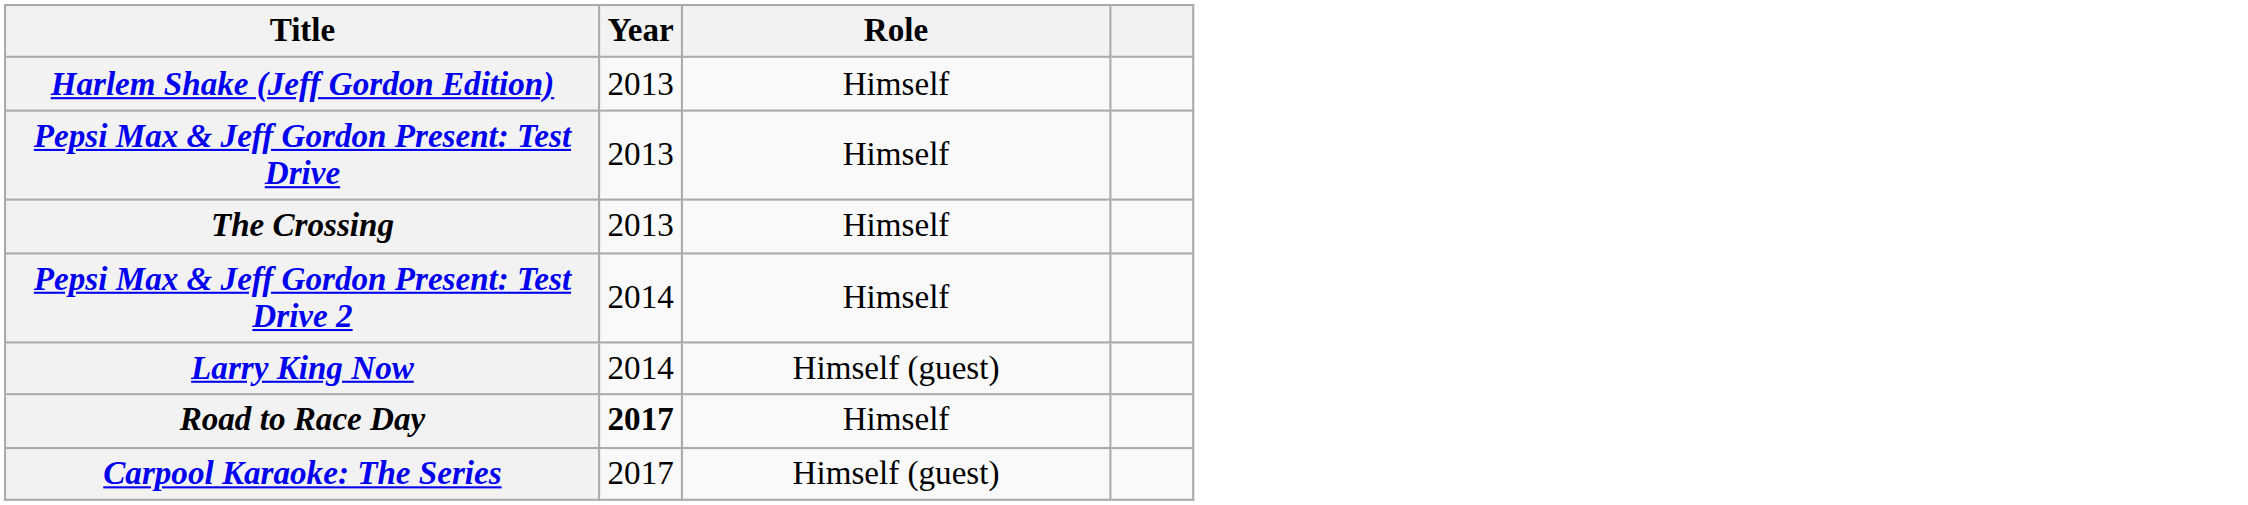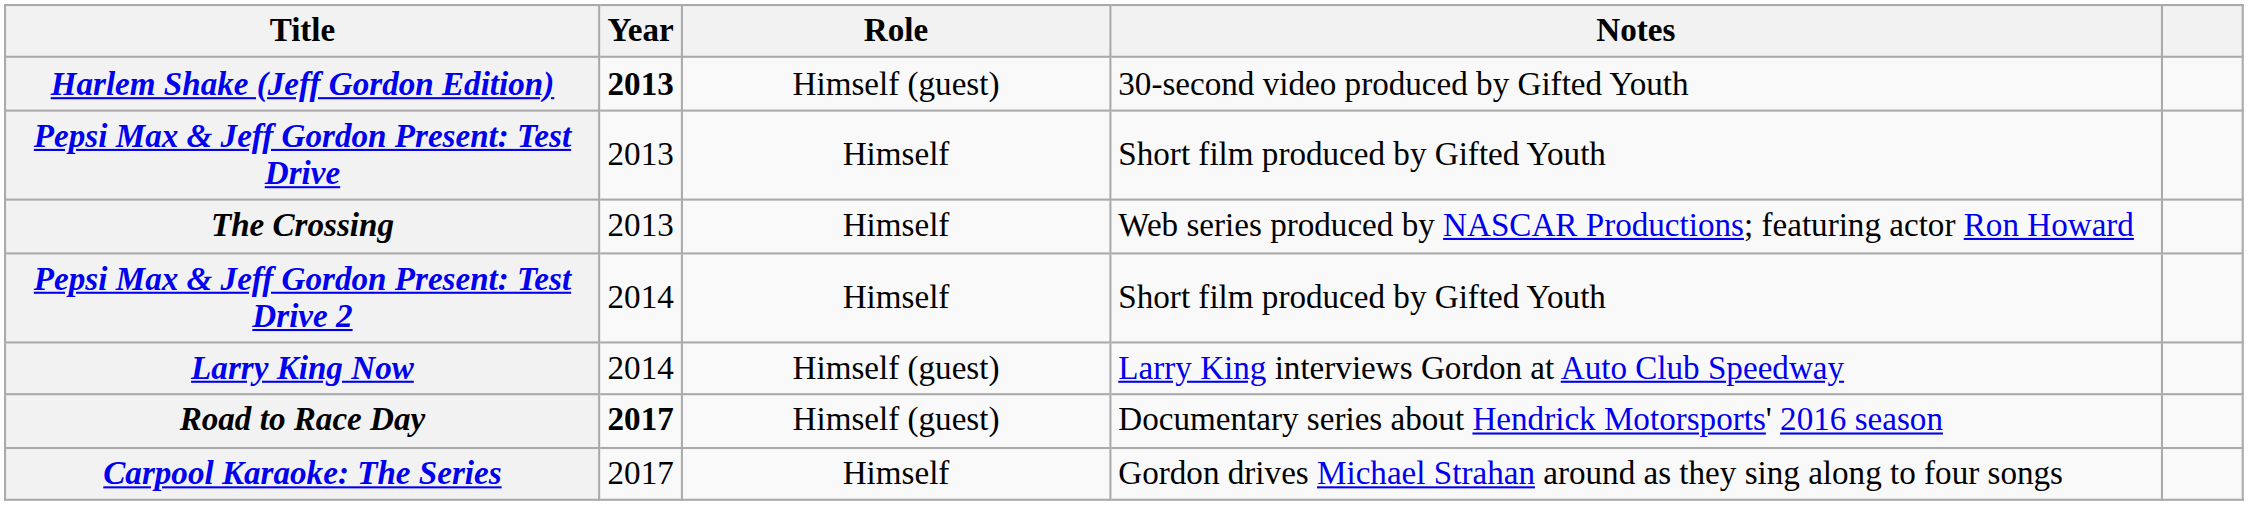+ column: (1636, 30)
(641, 83) normal -> (641, 83) bold
(896, 83) Himself -> (896, 83) Himself (guest)
(896, 420) Himself -> (896, 420) Himself (guest)
(896, 472) Himself (guest) -> (896, 472) Himself
